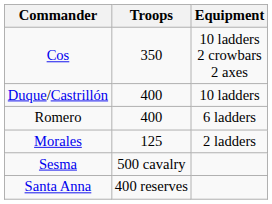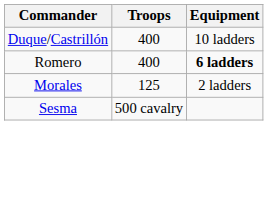- row: (58, 55)
(230, 118) normal -> (225, 62) bold
- row: (58, 187)
